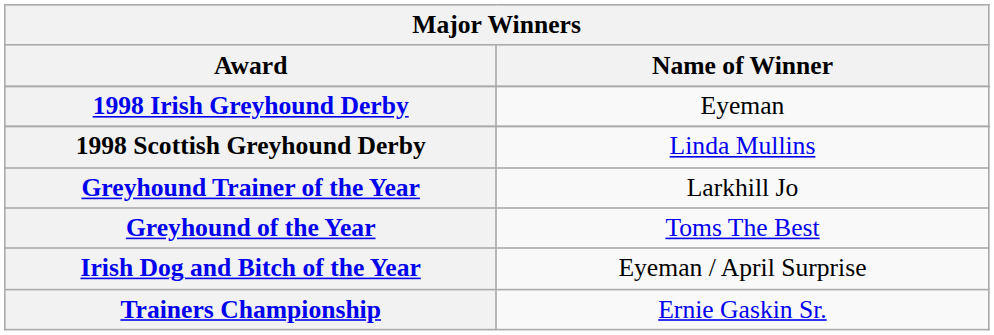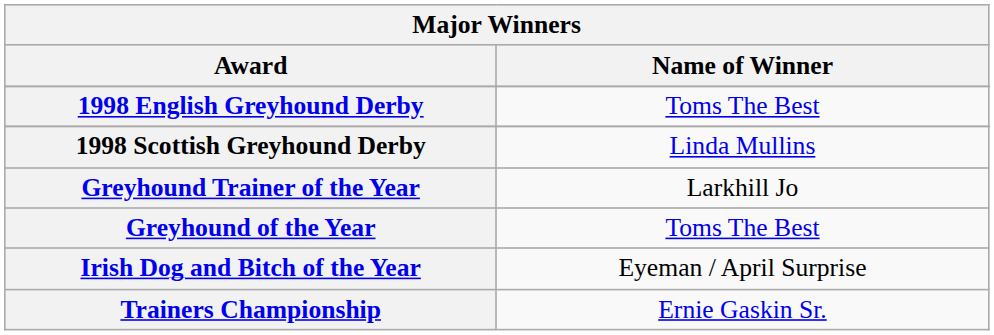+ row: (251, 106)
- row: (251, 106)
